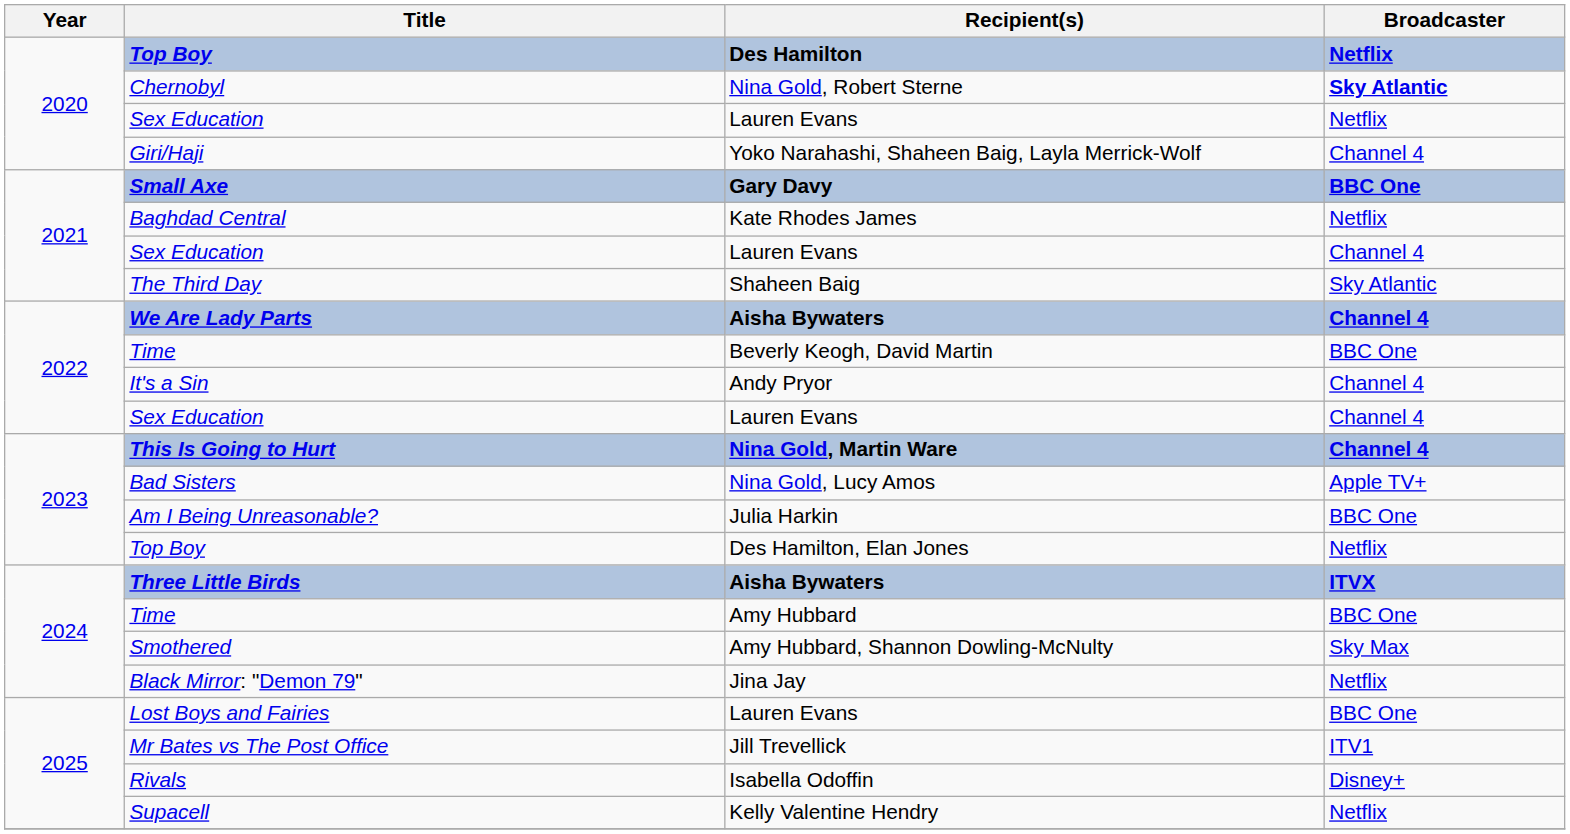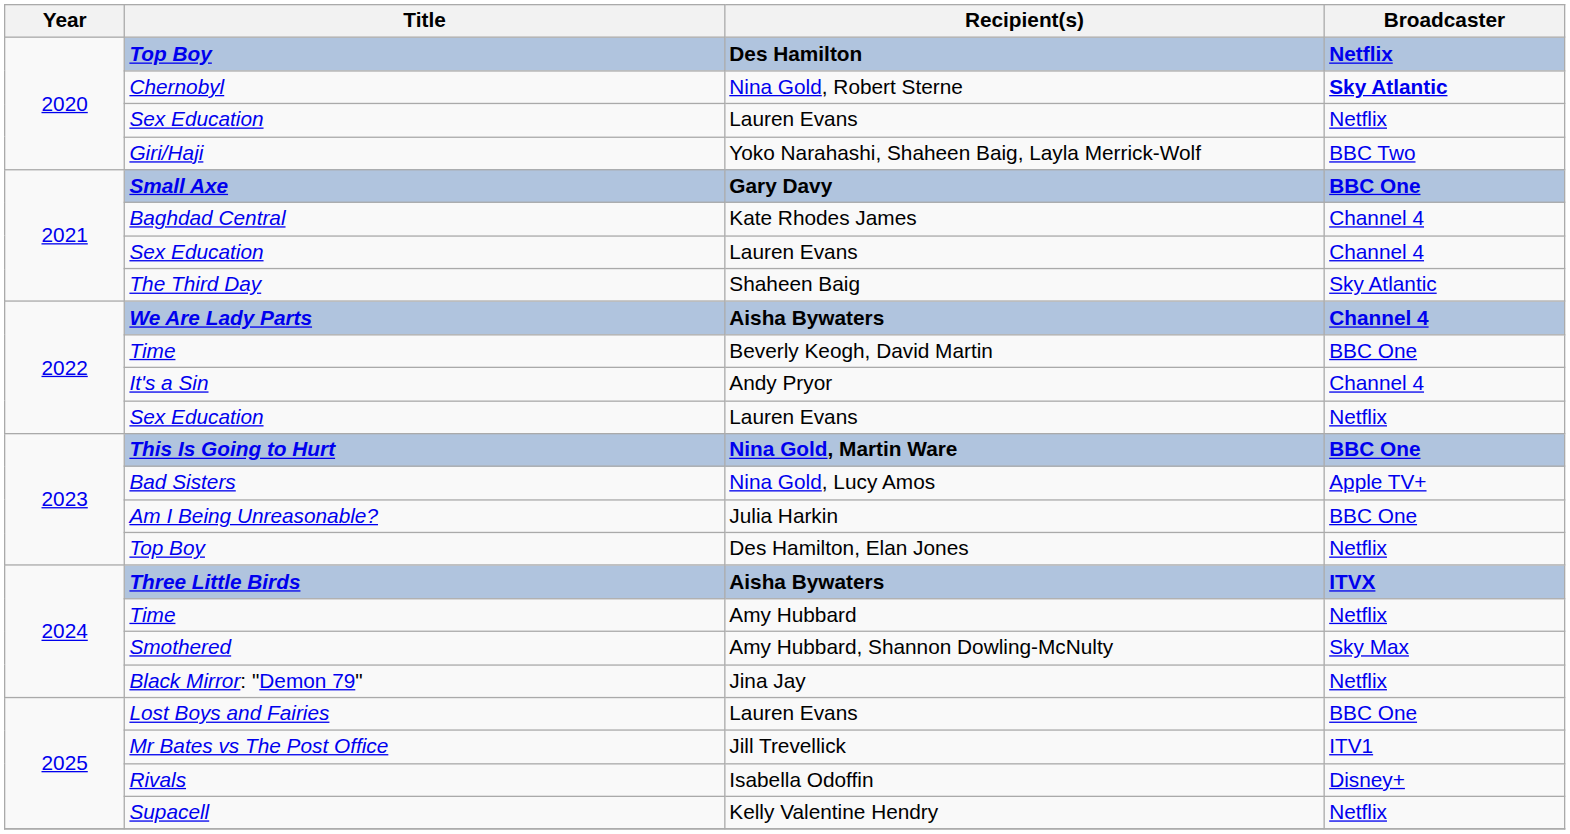(1377, 152) Channel 4 -> (1372, 152) BBC Two
(1358, 218) Netflix -> (1377, 218) Channel 4
(1377, 416) Channel 4 -> (1358, 416) Netflix
(1379, 449) Channel 4 -> (1375, 449) BBC One
(1373, 614) BBC One -> (1358, 614) Netflix
